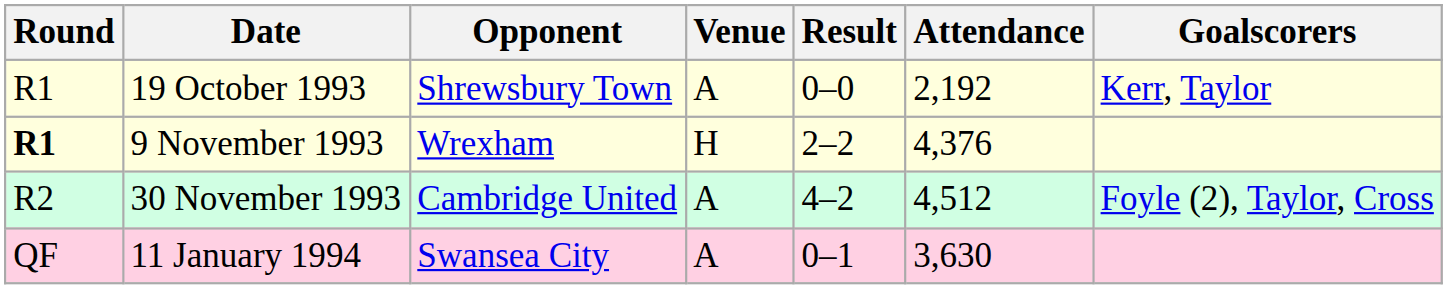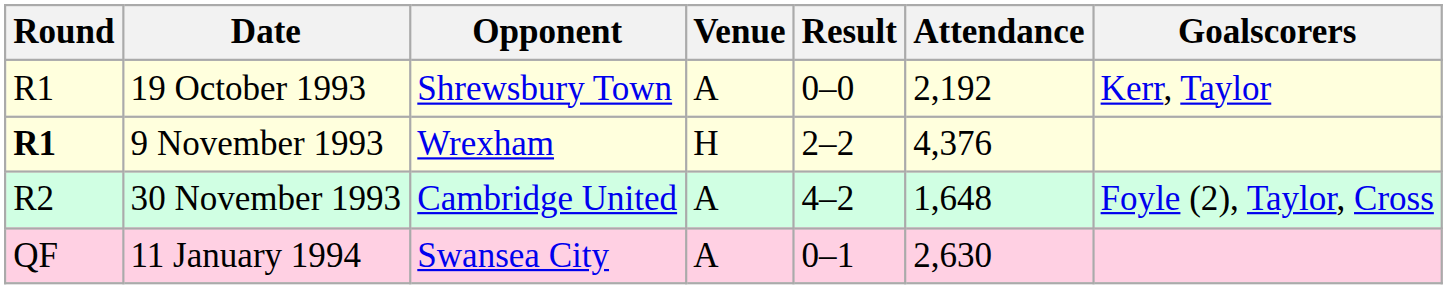(953, 198) 4,512 -> (953, 198) 1,648
(953, 254) 3,630 -> (953, 254) 2,630
